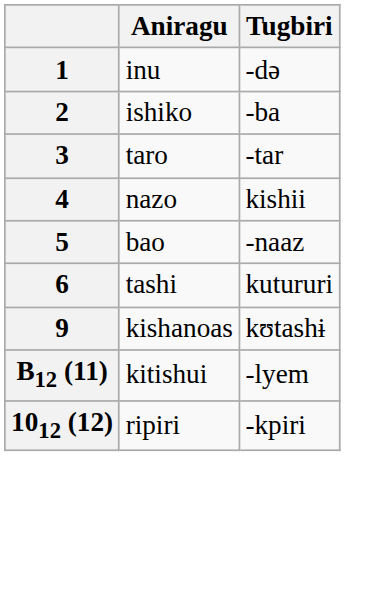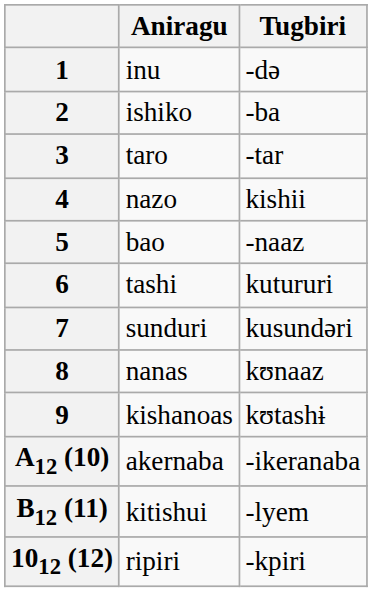+ row: (62, 328)
+ row: (62, 371)
+ row: (62, 461)
